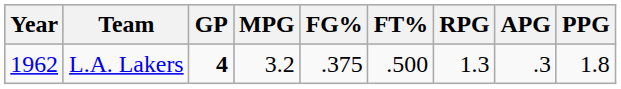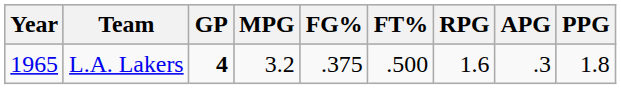(34, 63) 1962 -> (34, 63) 1965
(475, 63) 1.3 -> (475, 63) 1.6
